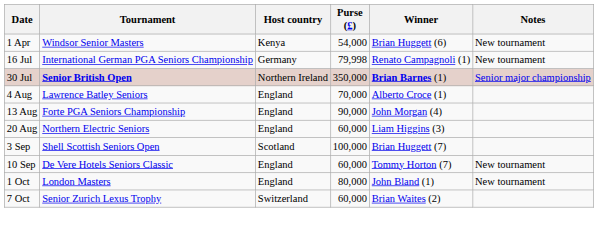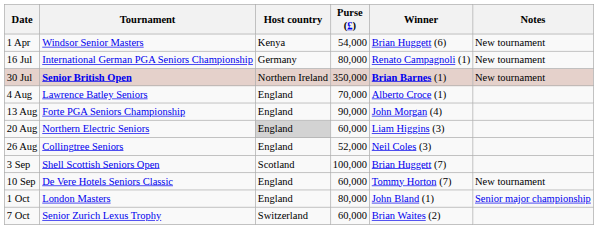(352, 60) 79,998 -> (352, 60) 80,000
(533, 77) Senior major championship -> (510, 77) New tournament
(275, 129) no background -> (275, 129) lightgrey background
+ row: (22, 146)
(510, 181) New tournament -> (533, 198) Senior major championship
